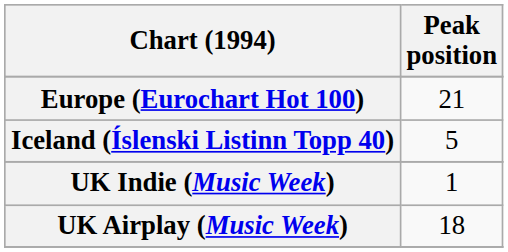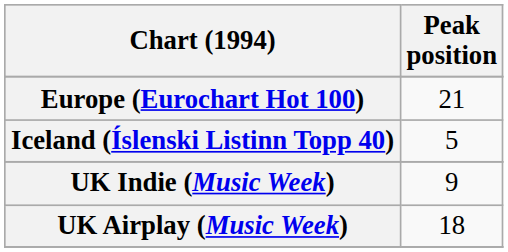(452, 182) 1 -> (452, 182) 9
